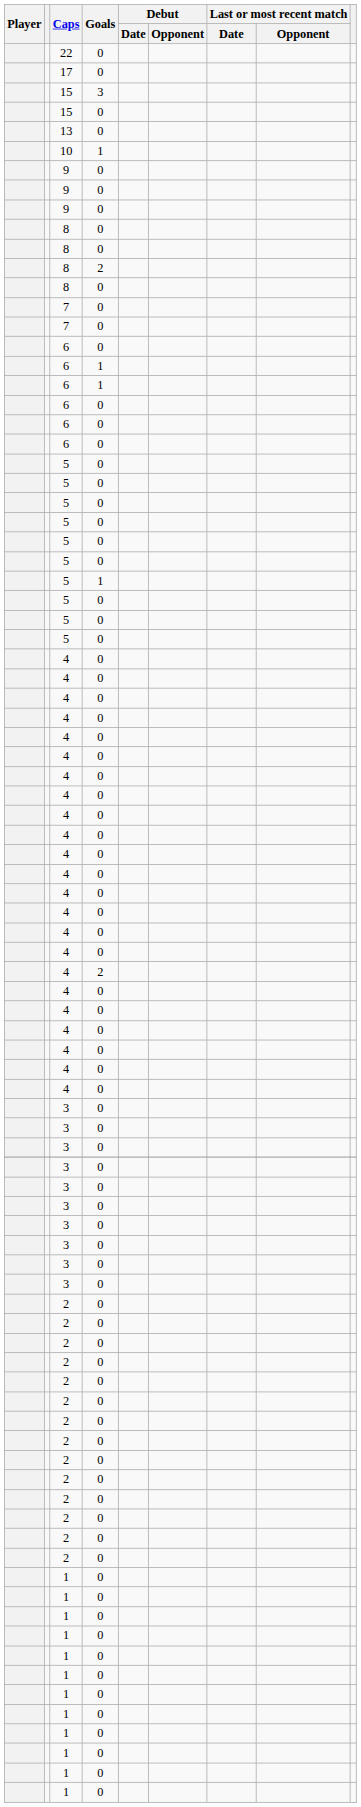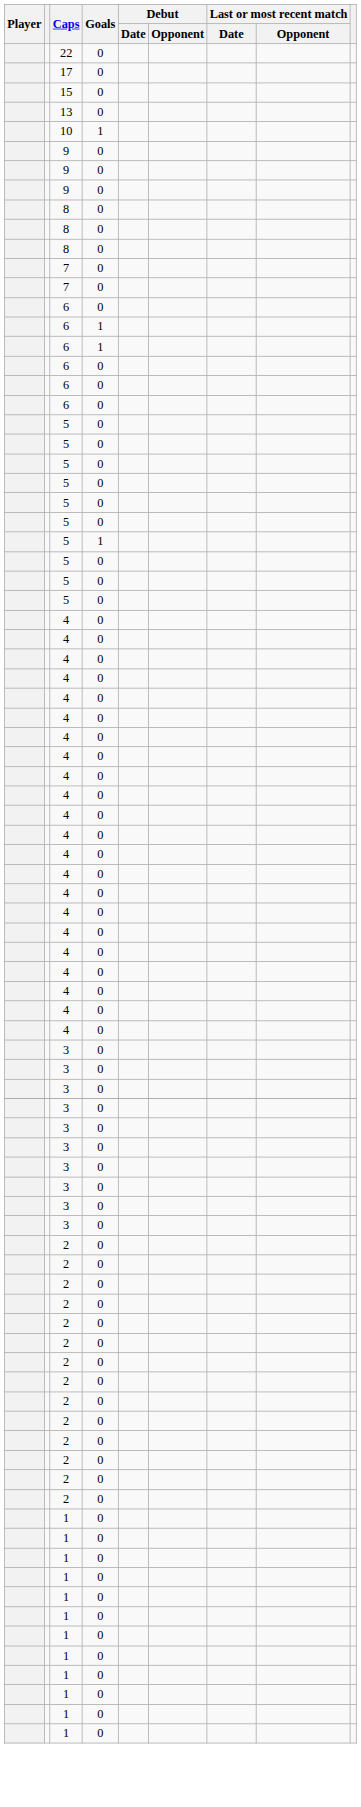- row: (66, 92)
- row: (66, 268)
- row: (66, 971)
